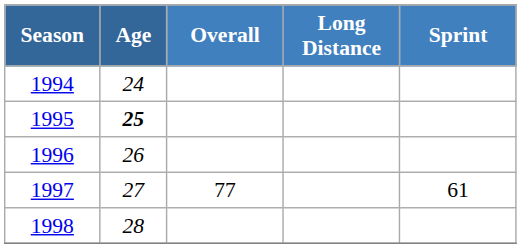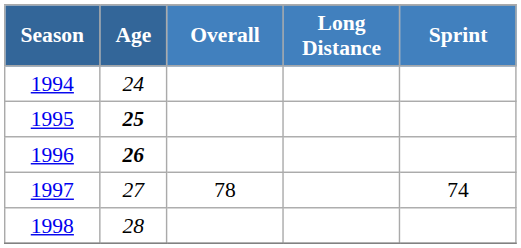(133, 154) normal -> (133, 154) bold
(225, 190) 77 -> (225, 190) 78
(458, 190) 61 -> (458, 190) 74
